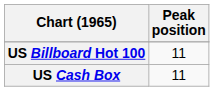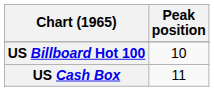(179, 53) 11 -> (179, 53) 10
